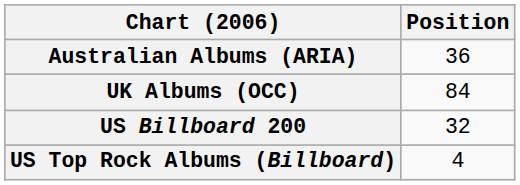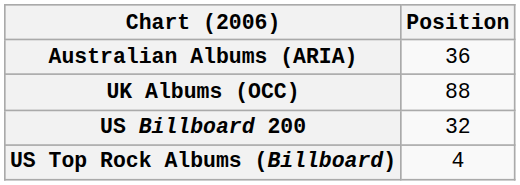(458, 92) 84 -> (458, 92) 88
